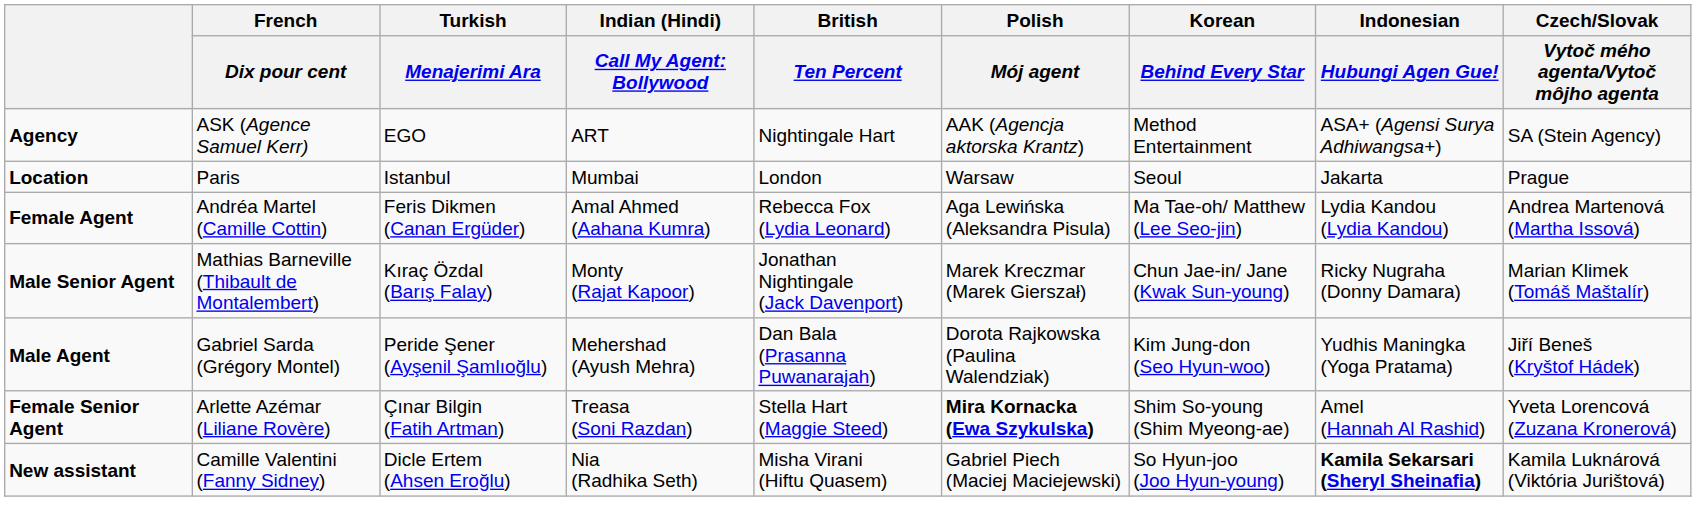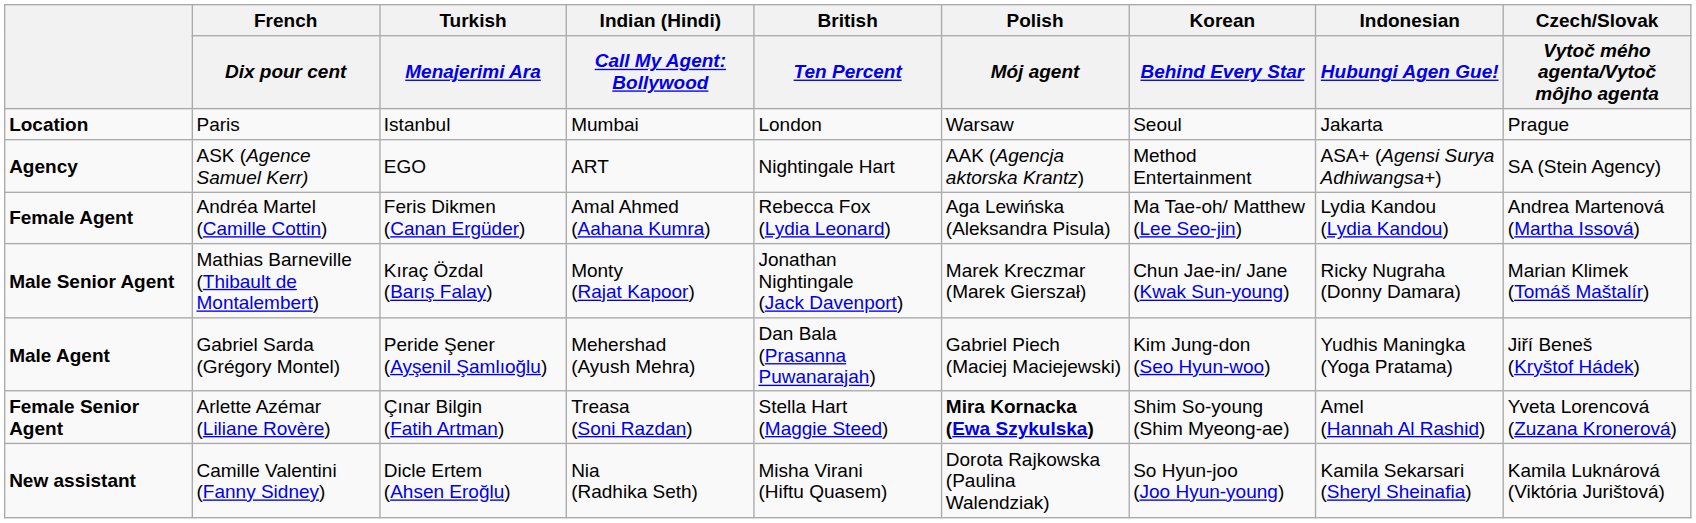rows swapped: (43, 135) <-> (49, 176)
(1023, 354) Dorota Rajkowska (Paulina Walendziak) -> (1033, 354) Gabriel Piech (Maciej Maciejewski)
(1033, 470) Gabriel Piech (Maciej Maciejewski) -> (1023, 480) Dorota Rajkowska (Paulina Walendziak)
(1401, 470) bold -> (1396, 480) normal
